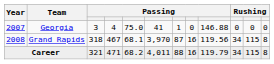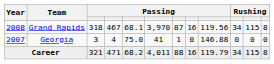rows swapped: (57, 27) <-> (57, 40)
